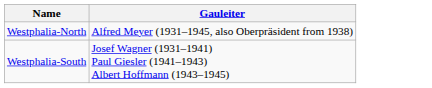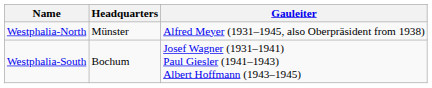+ column: (125, 13)
